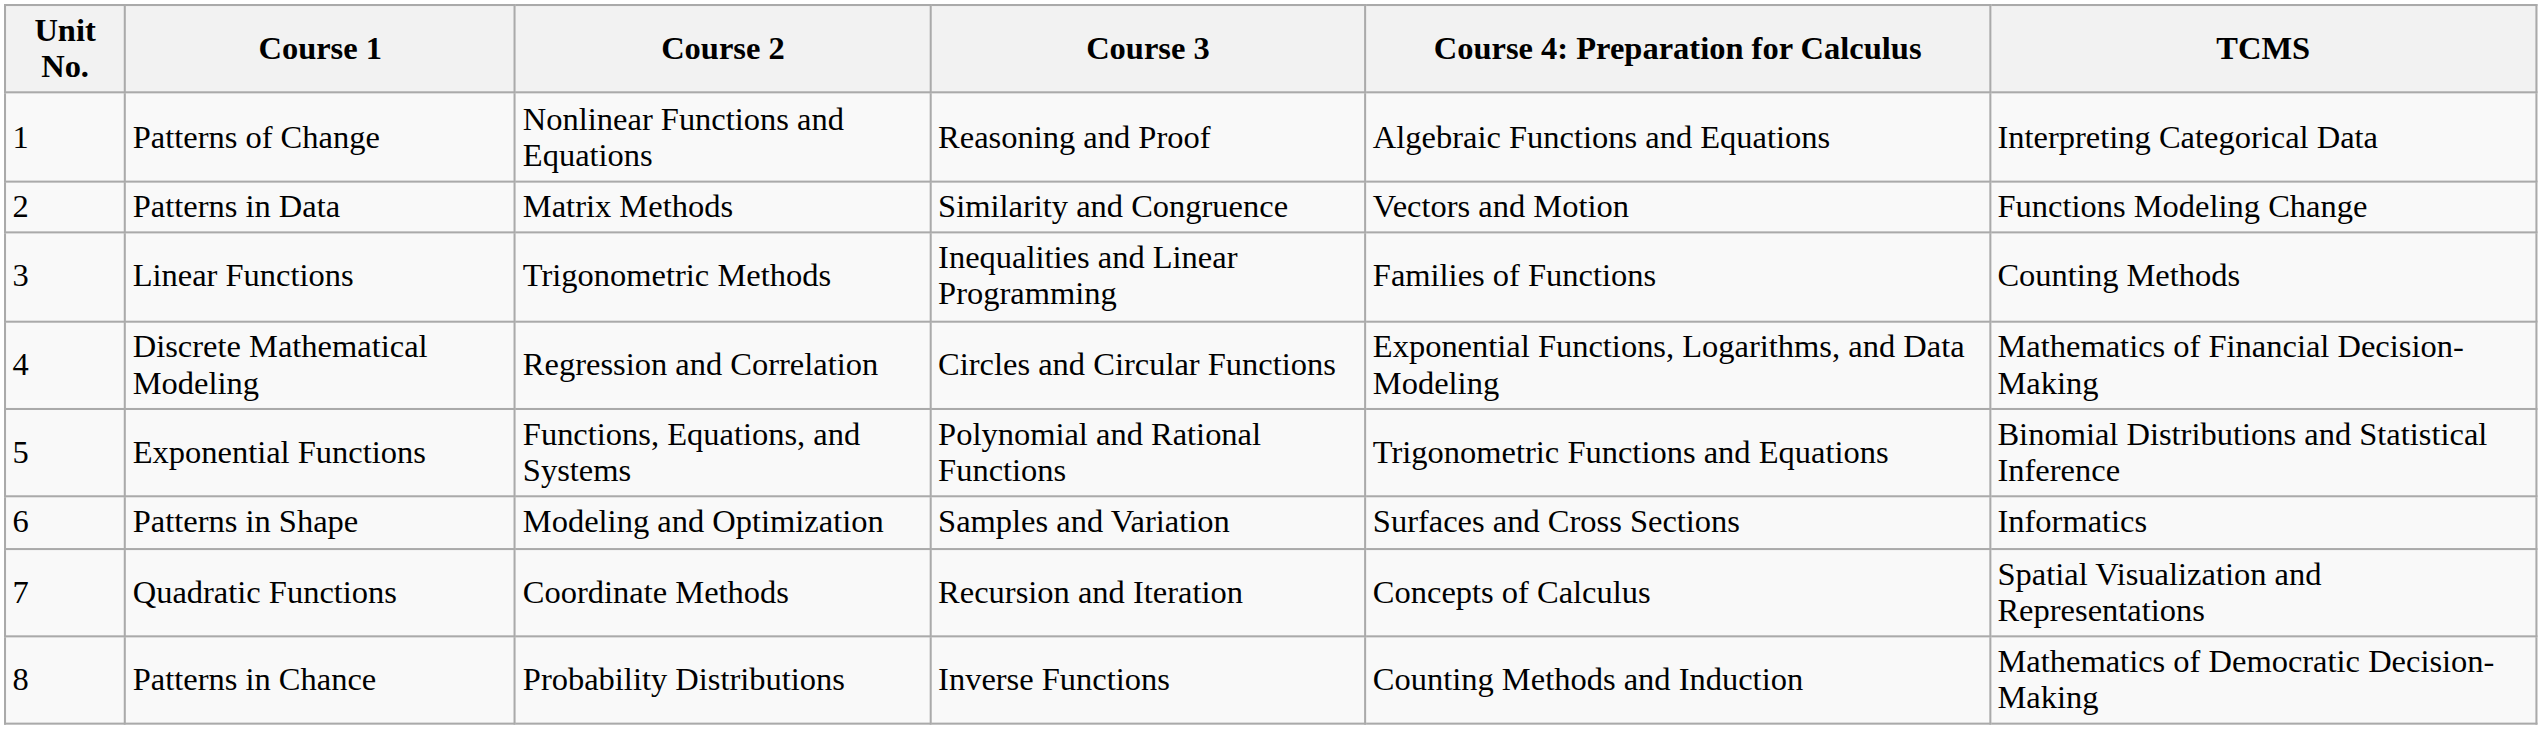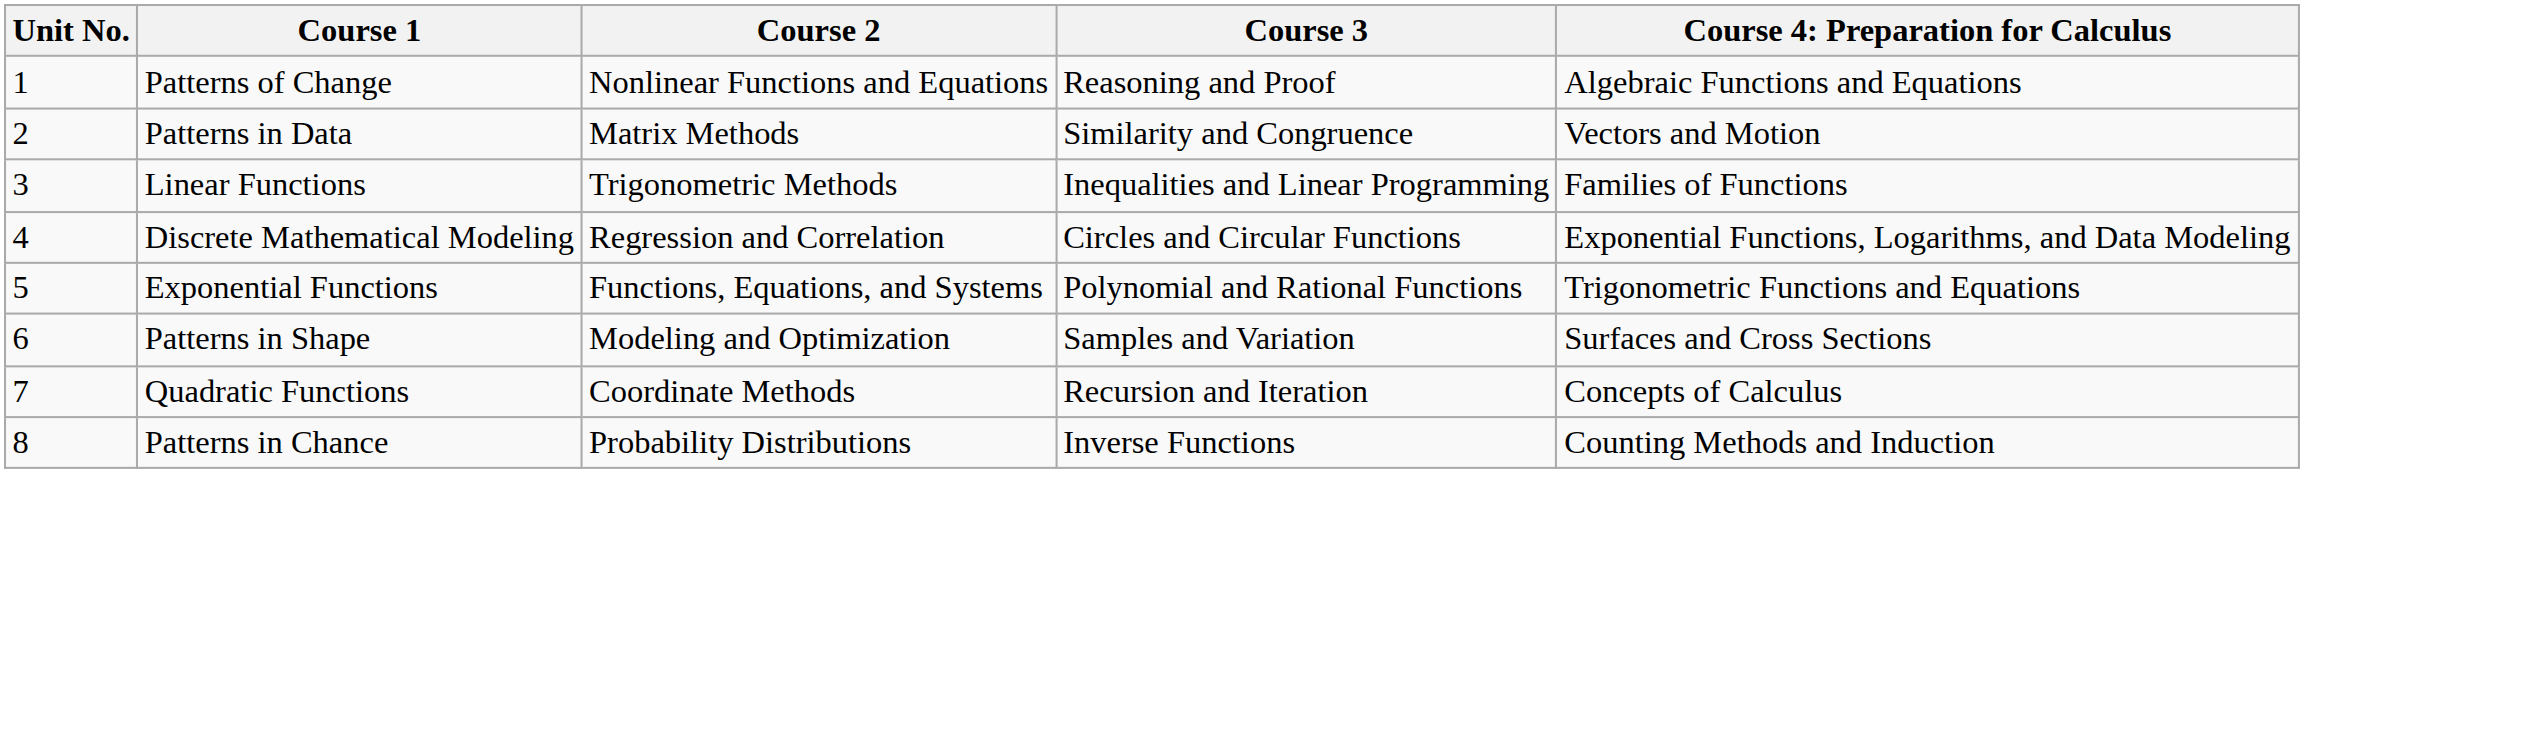- column: (2263, 48)
